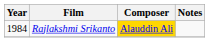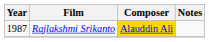(17, 28) 1984 -> (17, 28) 1987
